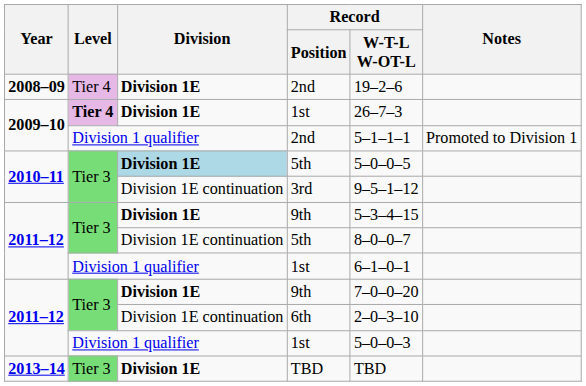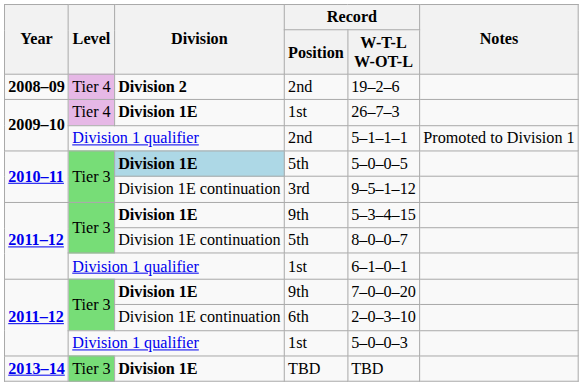(161, 86) Division 1E -> (153, 86) Division 2
(93, 112) bold -> (91, 112) normal
